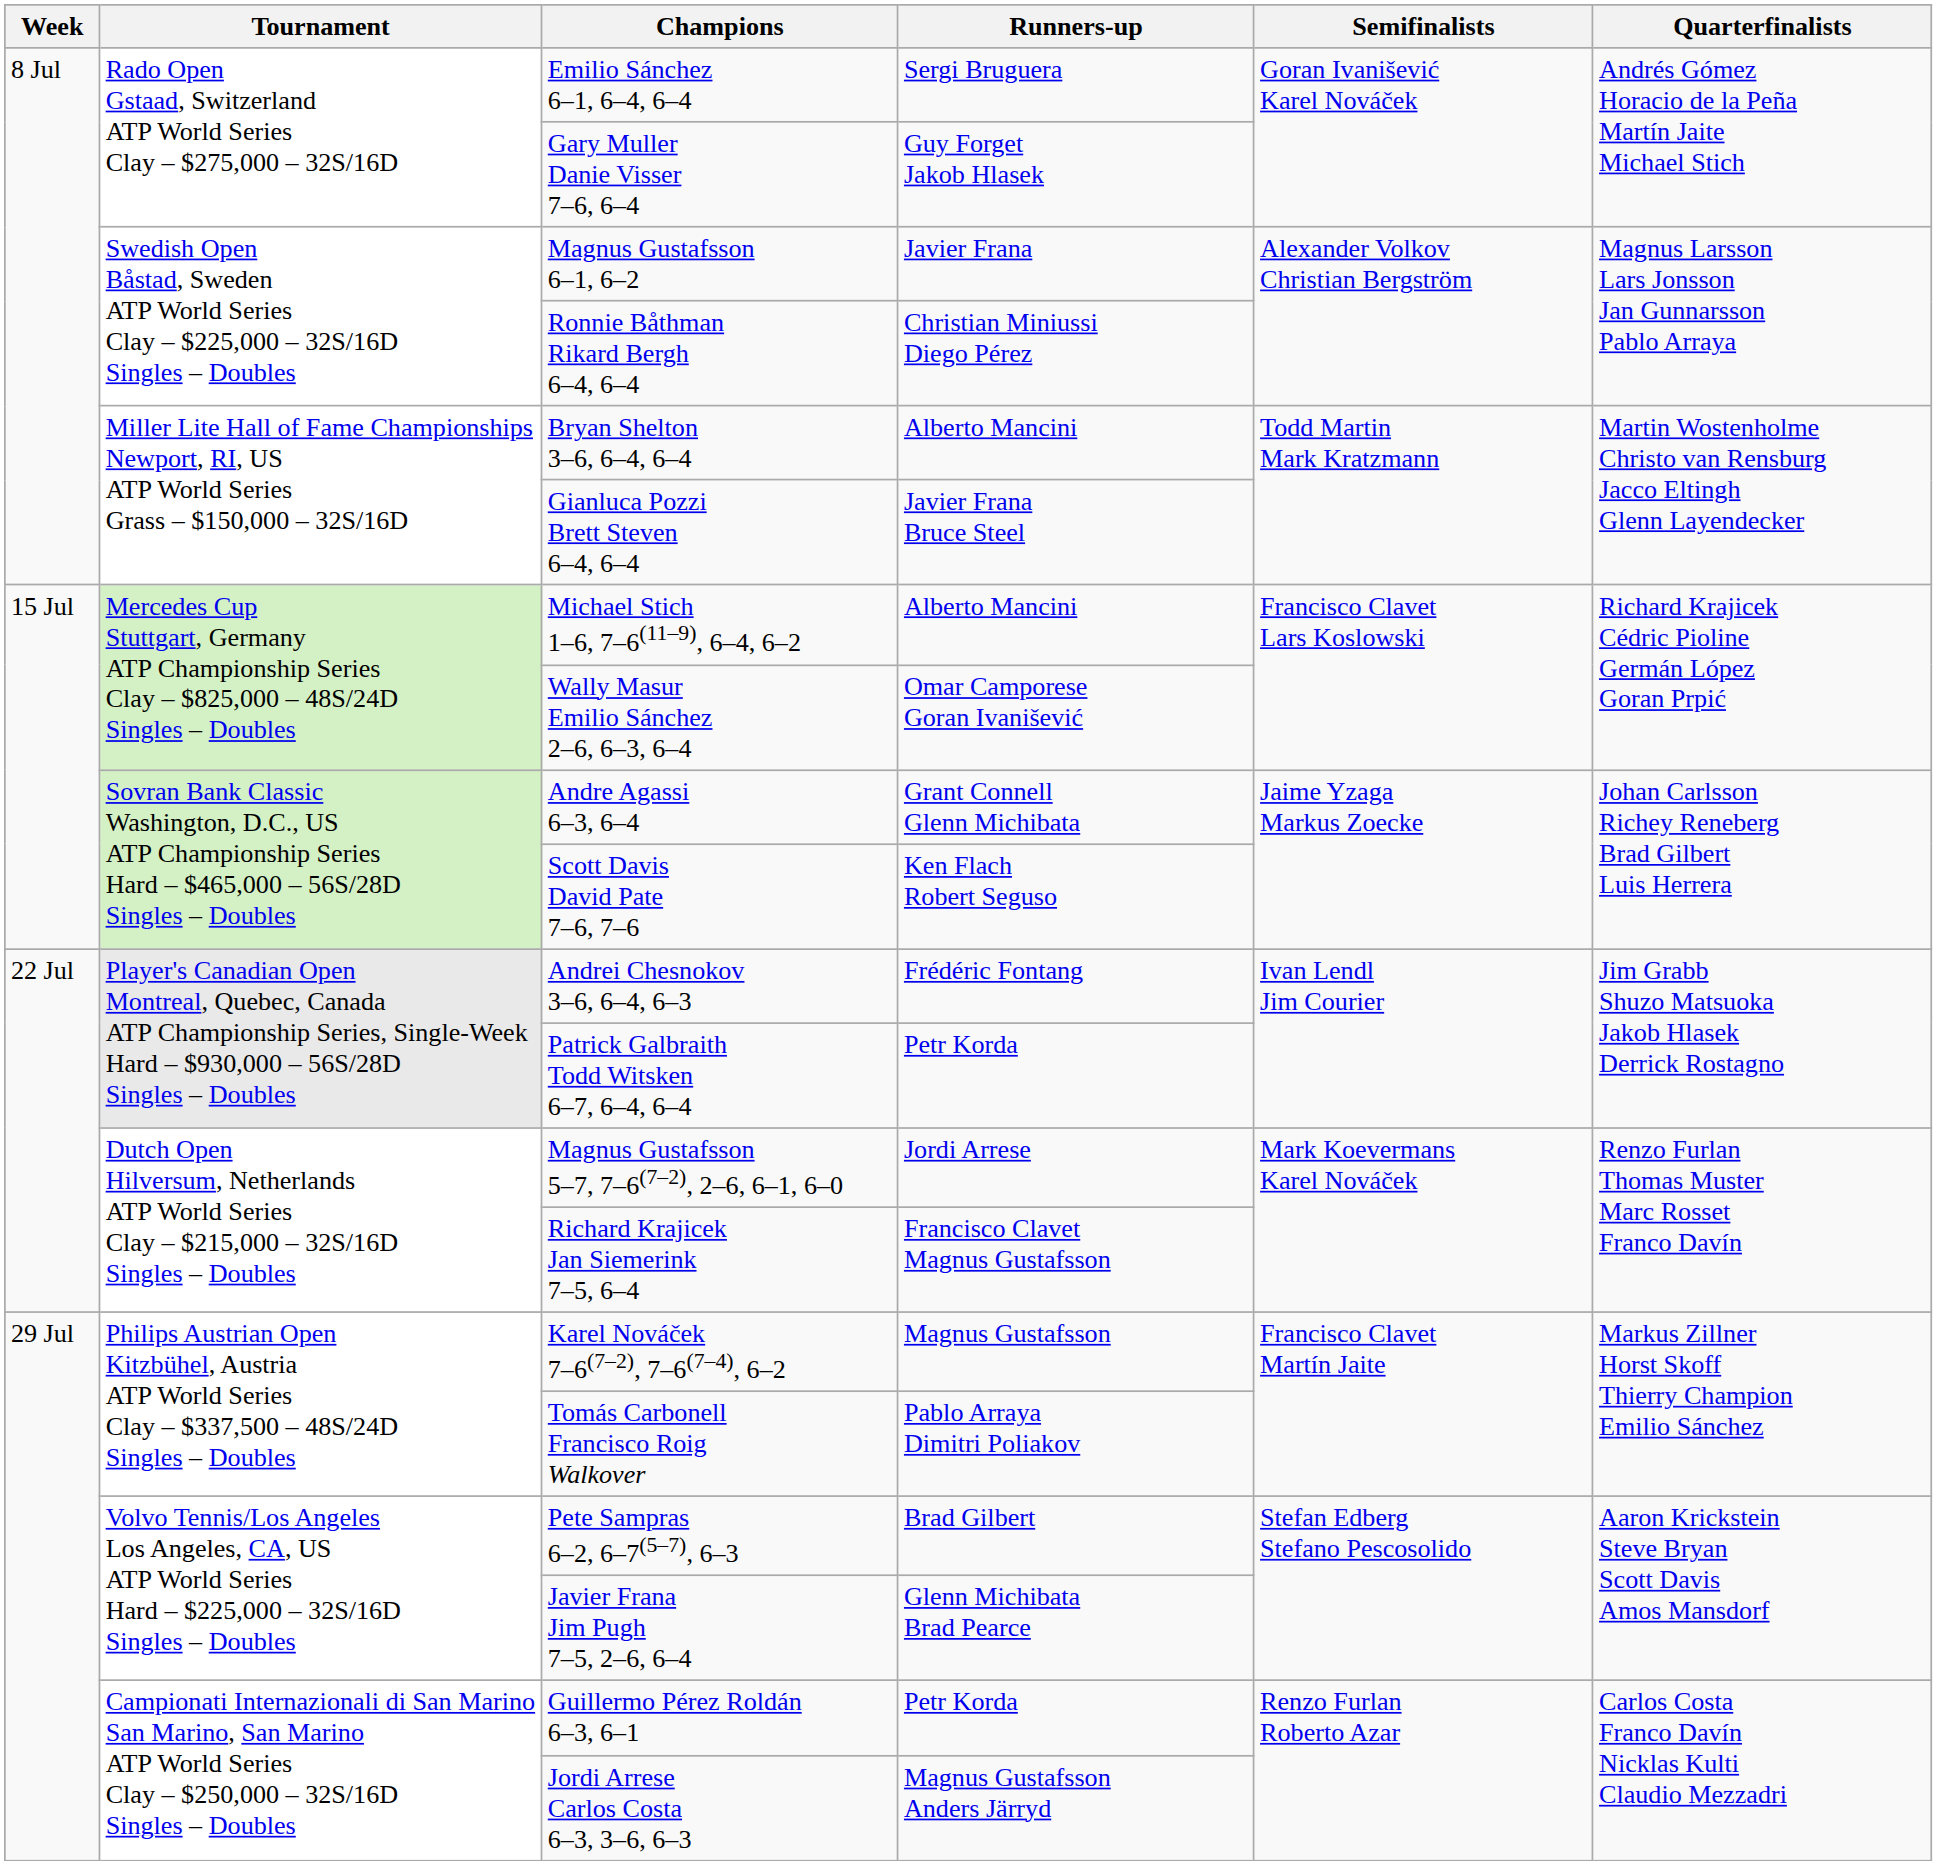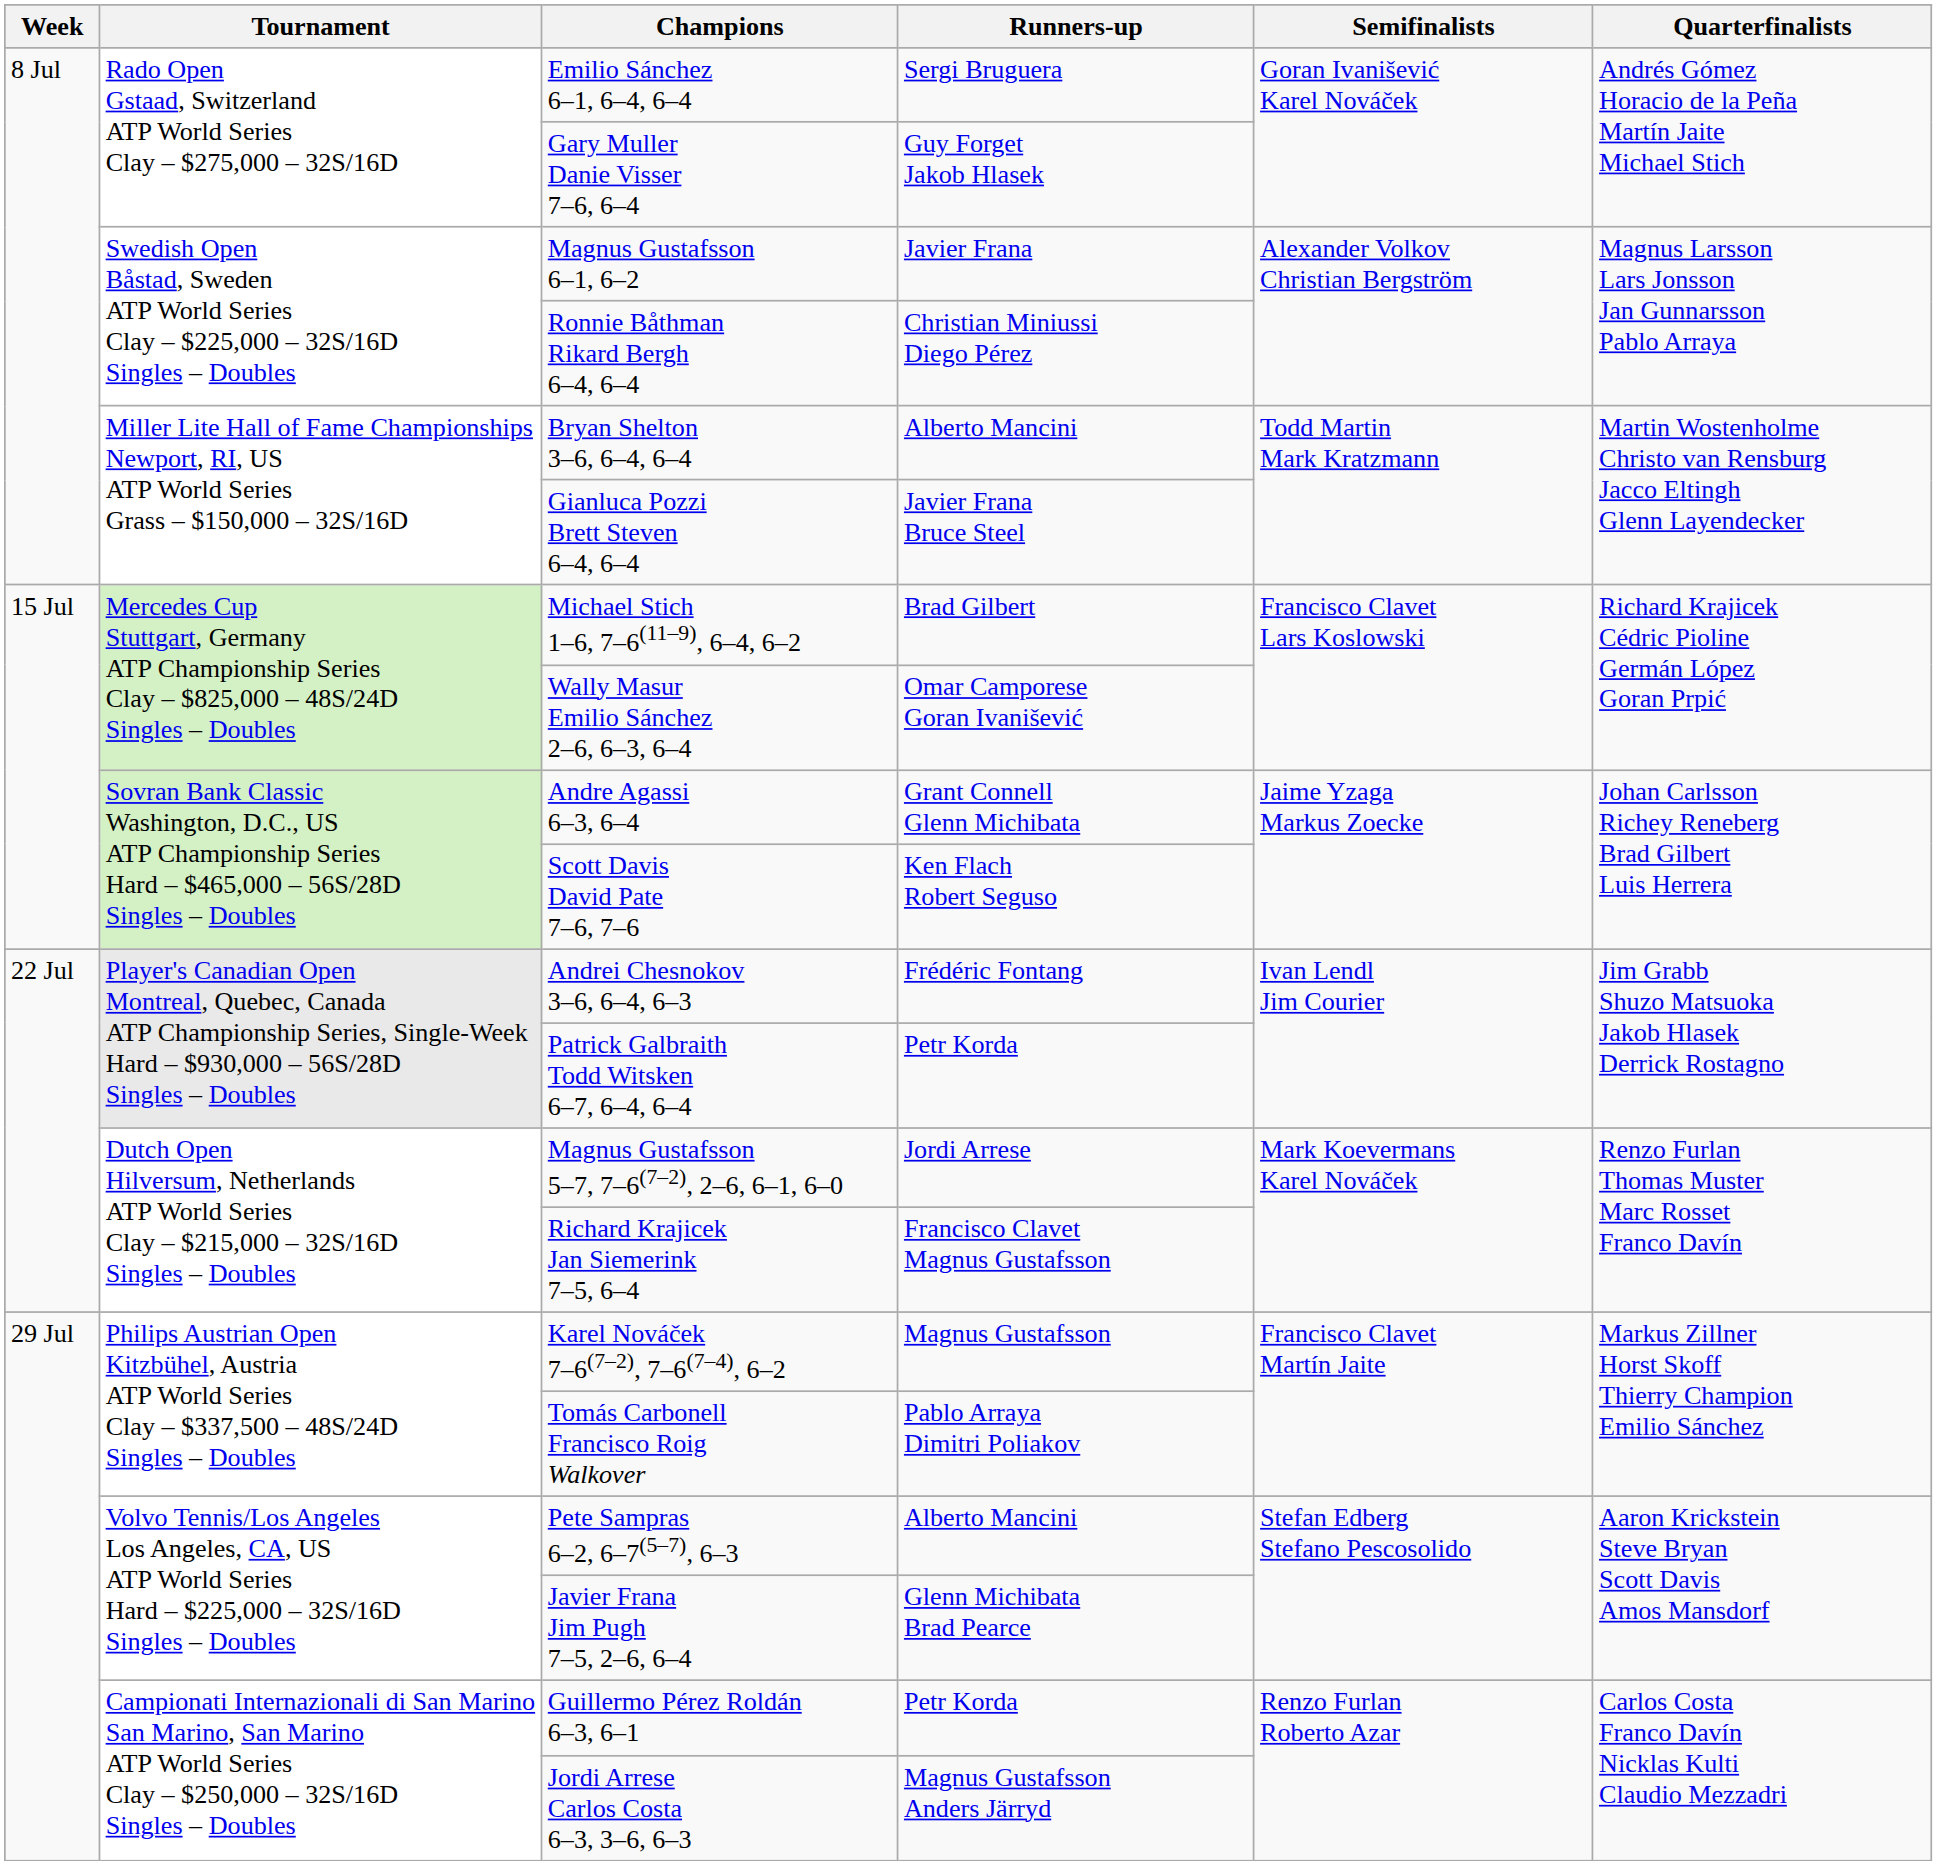(991, 606) Alberto Mancini -> (970, 606) Brad Gilbert
(970, 1517) Brad Gilbert -> (991, 1517) Alberto Mancini
